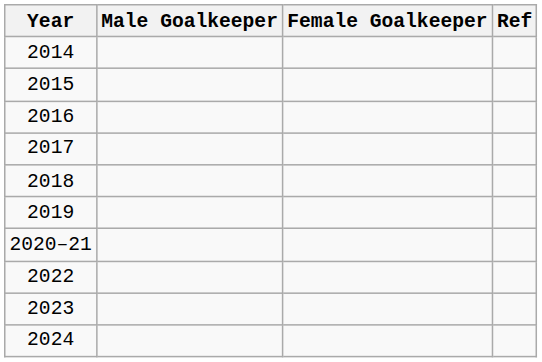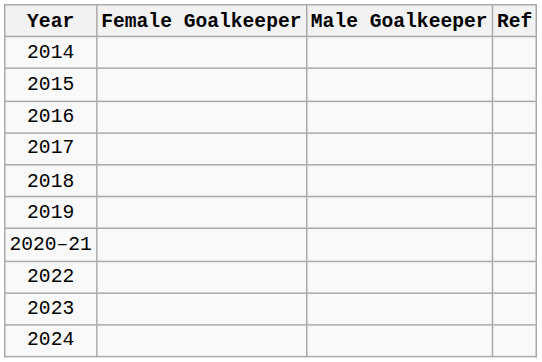columns swapped: (190, 21) <-> (387, 21)
